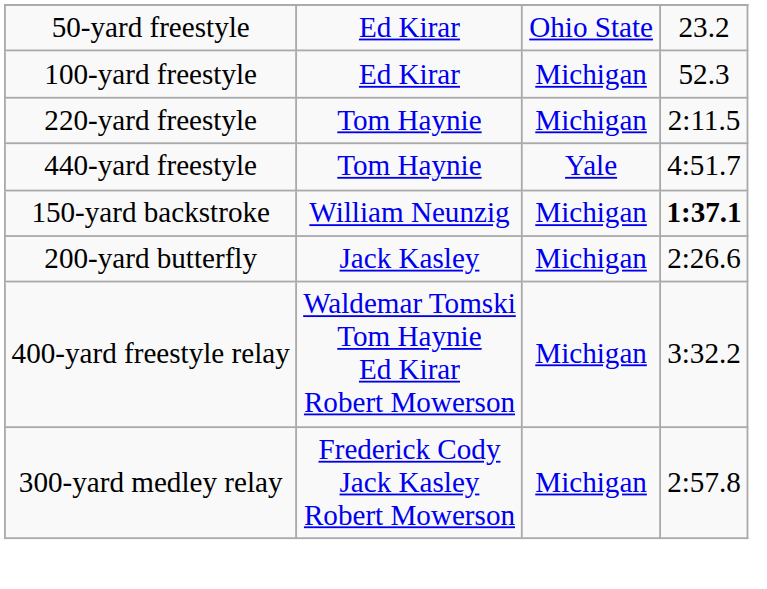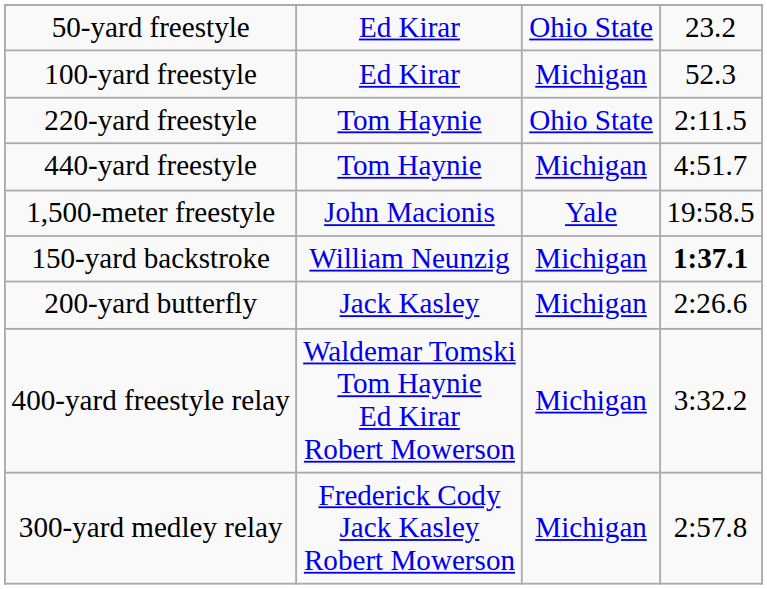(591, 119) Michigan -> (591, 119) Ohio State
(591, 166) Yale -> (591, 166) Michigan
+ row: (151, 212)
